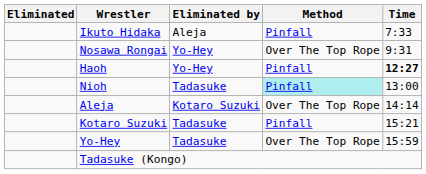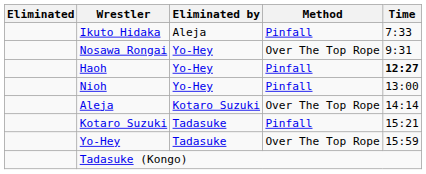(199, 86) Tadasuke -> (193, 86) Yo-Hey
(289, 86) paleturquoise background -> (289, 86) no background
